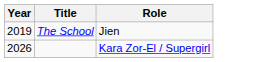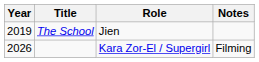+ column: (233, 13)
